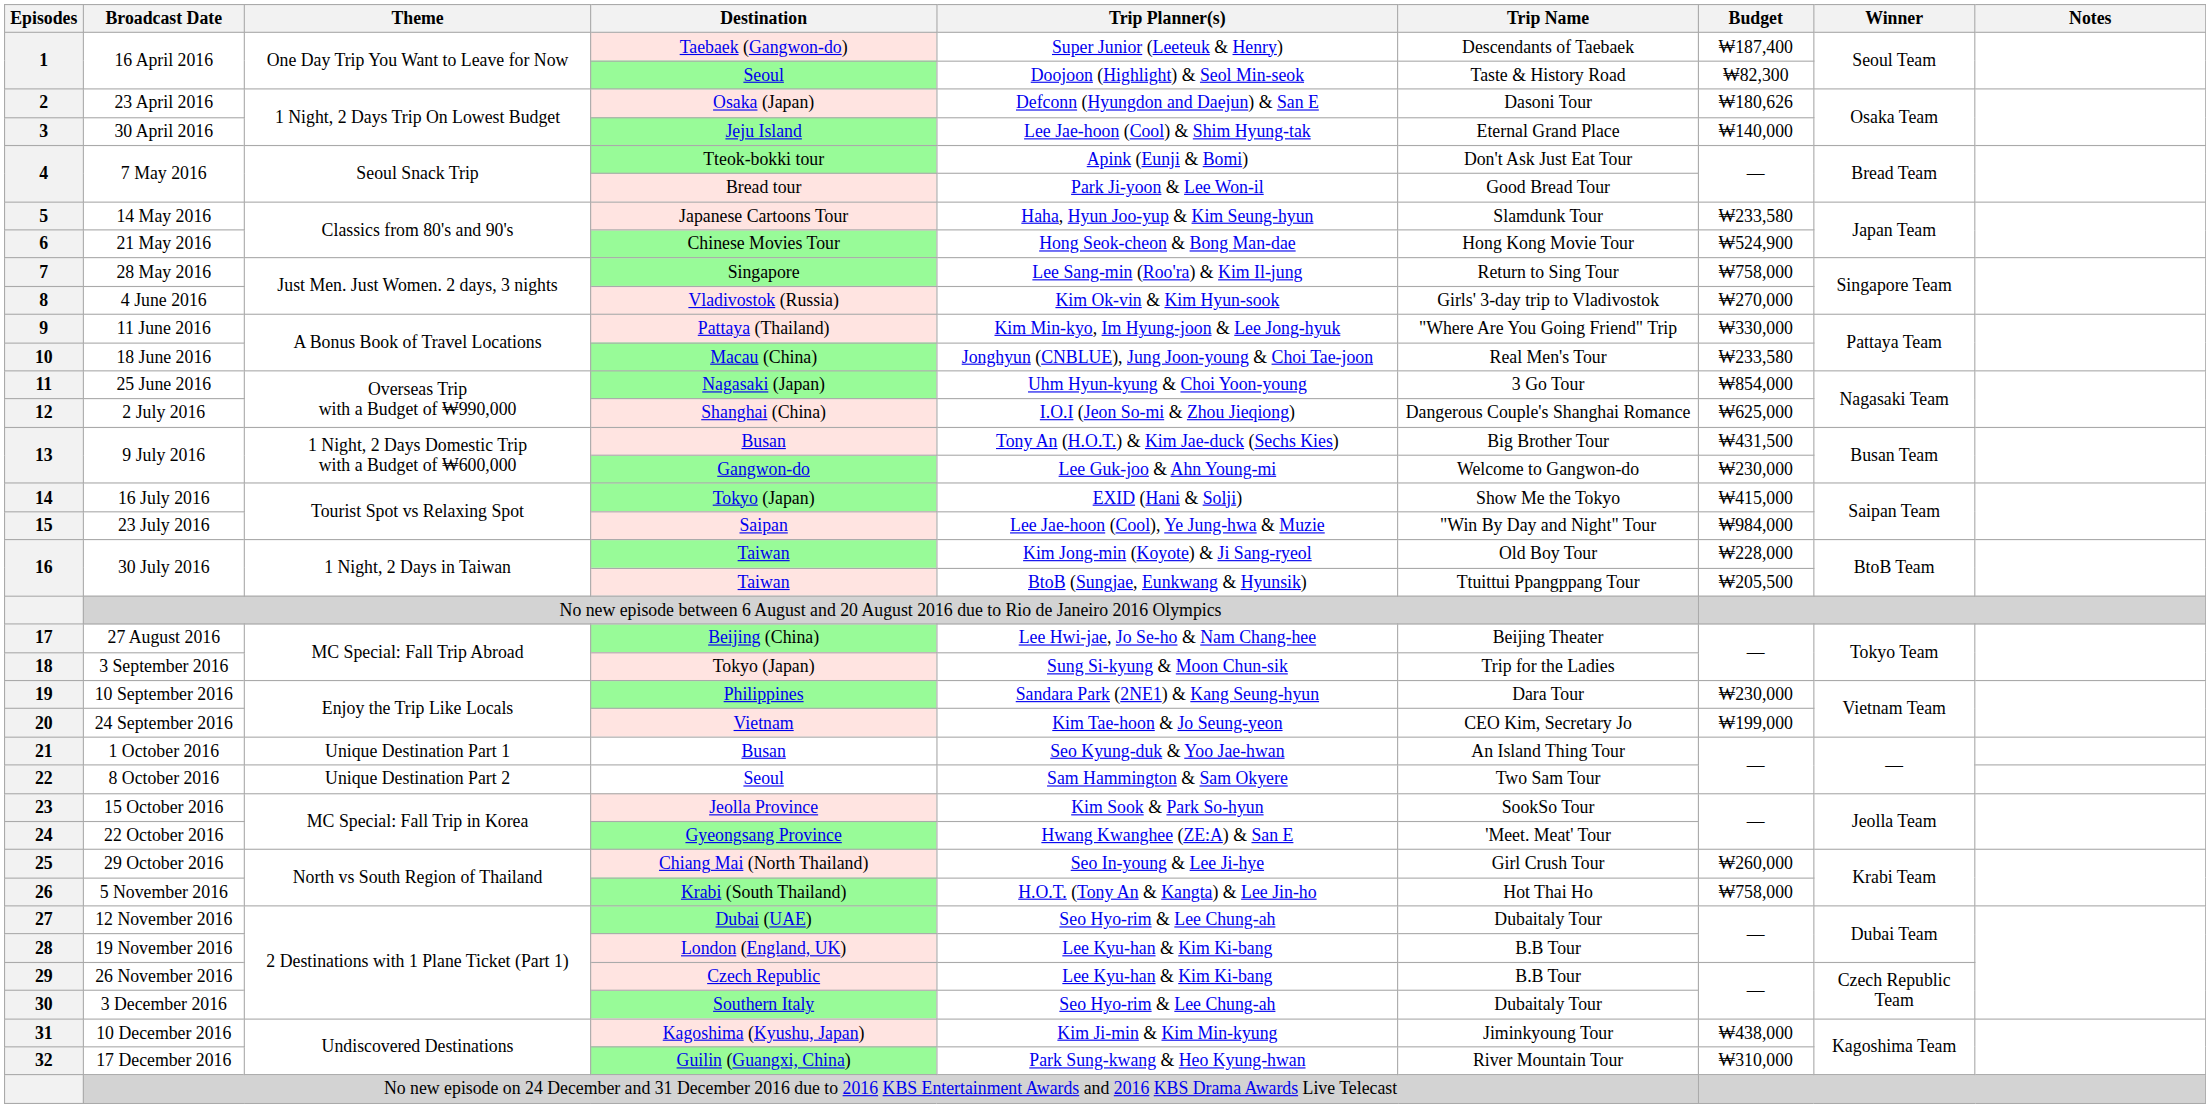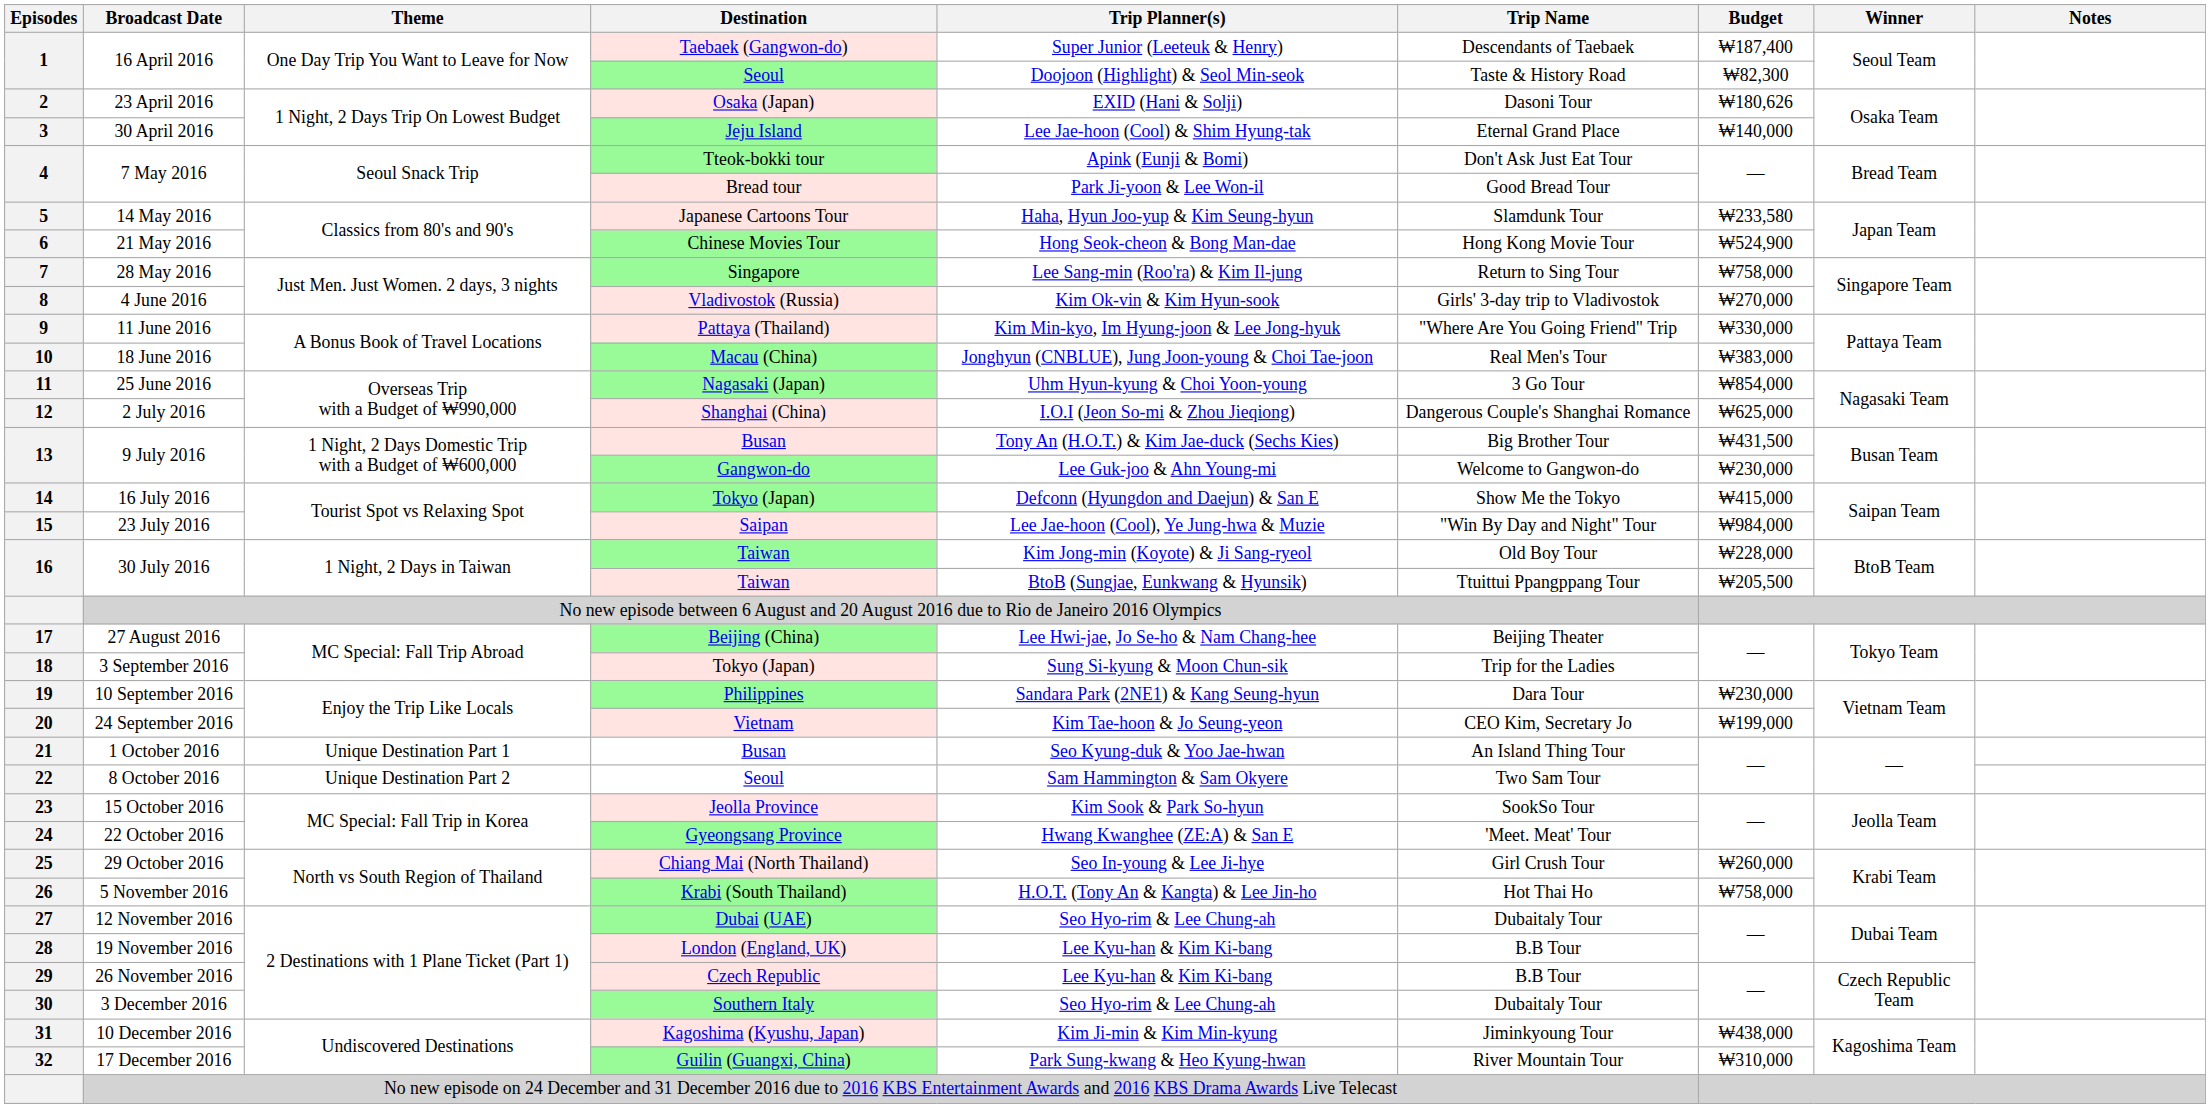(1167, 103) Defconn (Hyungdon and Daejun) & San E -> (1167, 103) EXID (Hani & Solji)
(1756, 356) ₩233,580 -> (1756, 356) ₩383,000
(1167, 497) EXID (Hani & Solji) -> (1167, 497) Defconn (Hyungdon and Daejun) & San E
